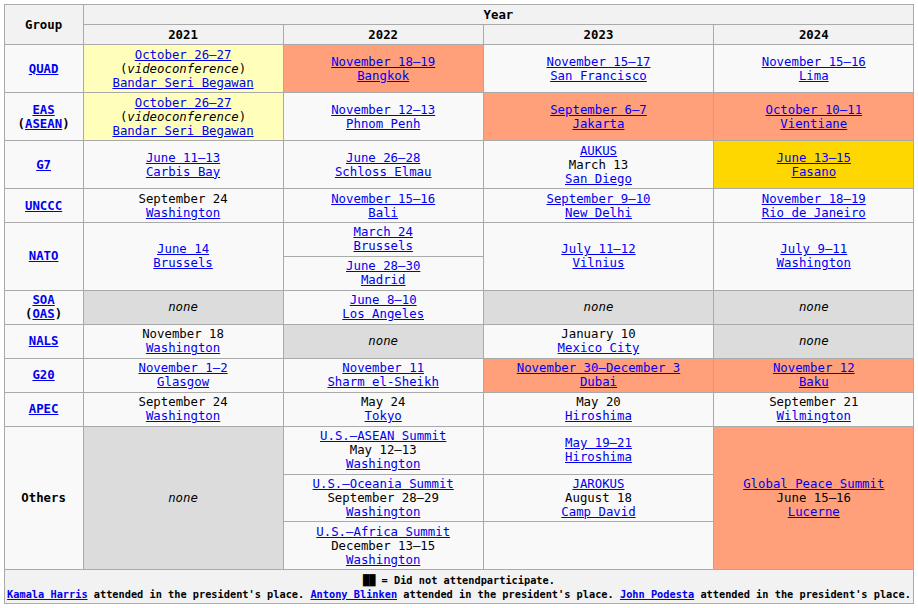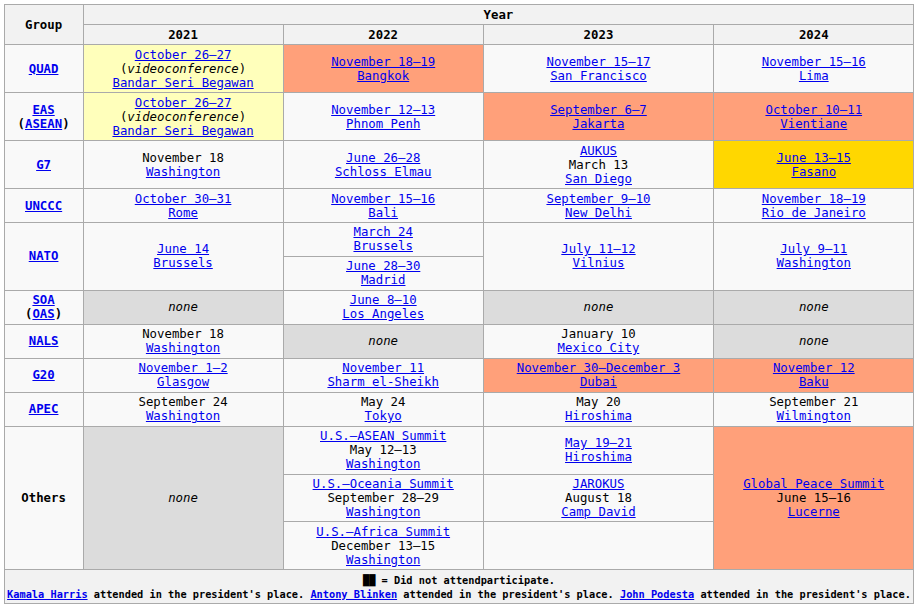(183, 165) June 11–13 Carbis Bay -> (183, 165) November 18 Washington
(183, 206) September 24 Washington -> (183, 206) October 30–31 Rome
